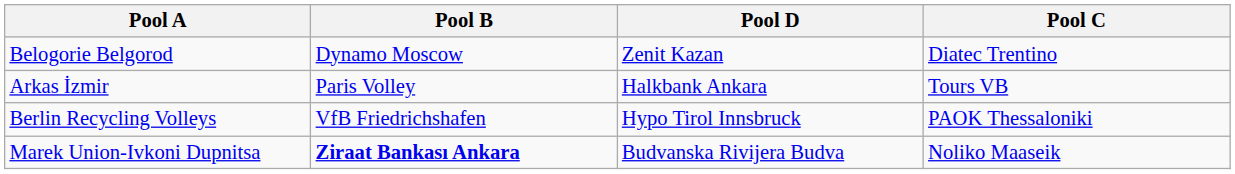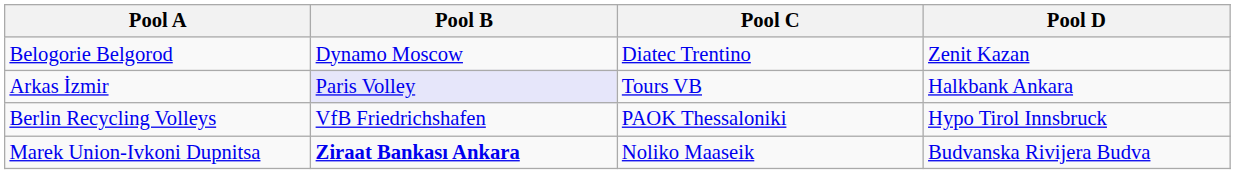columns swapped: (1076, 20) <-> (770, 20)
(365, 86) no background -> (365, 86) lavender background
